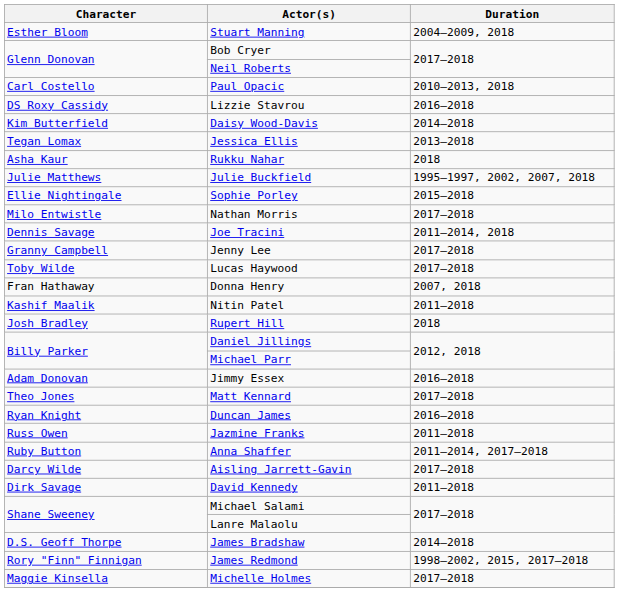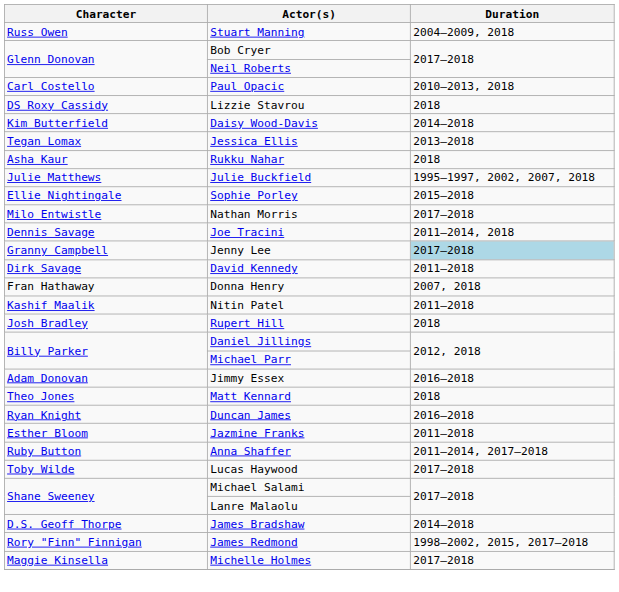(47, 32) Esther Bloom -> (37, 32) Russ Owen
(444, 105) 2016–2018 -> (427, 105) 2018
(444, 250) no background -> (444, 250) lightblue background
rows swapped: (254, 487) <-> (254, 269)
(444, 396) 2017–2018 -> (427, 396) 2018
(37, 433) Russ Owen -> (47, 433) Esther Bloom
- row: (281, 469)
